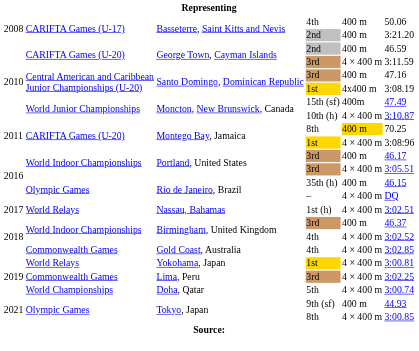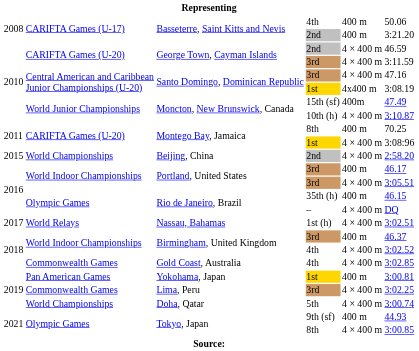(354, 48) 400 m -> (362, 48) 4 × 400 m
(354, 75) 400 m -> (362, 75) 4 × 400 m
(354, 129) gold background -> (354, 129) no background
+ row: (185, 156)
(52, 263) World Relays -> (68, 276) Pan American Games
(362, 263) 4 × 400 m -> (354, 276) 400 m
